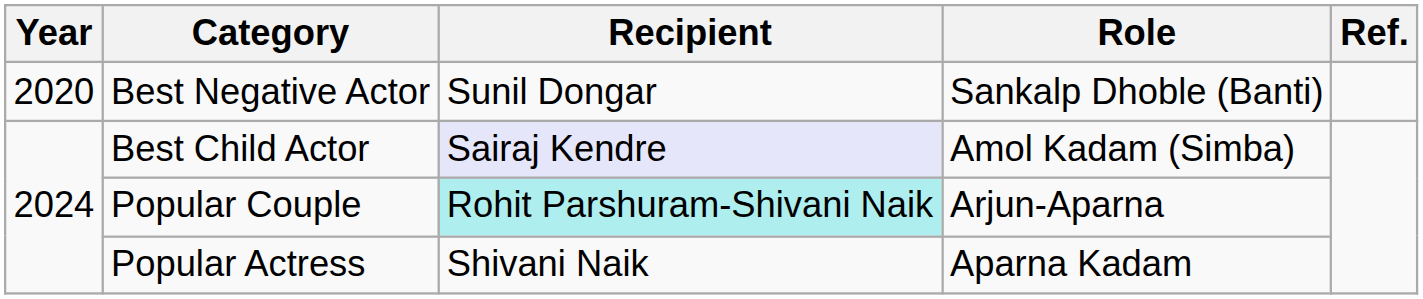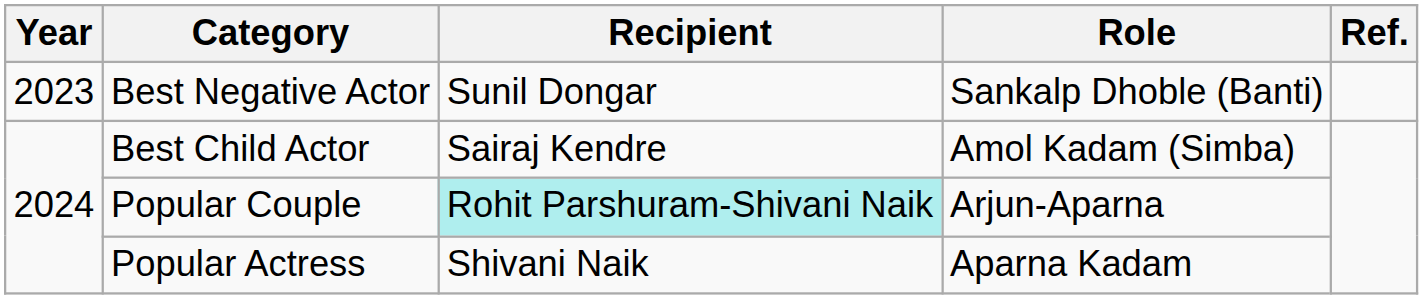(54, 90) 2020 -> (54, 90) 2023
(557, 148) lavender background -> (557, 148) no background
